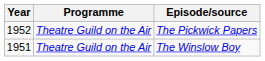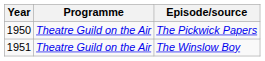(19, 30) 1952 -> (19, 30) 1950
